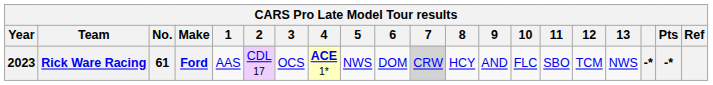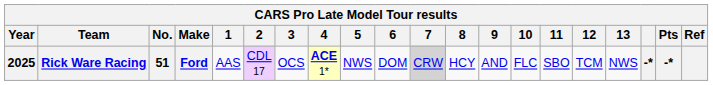(21, 63) 2023 -> (21, 63) 2025
(162, 63) 61 -> (162, 63) 51
